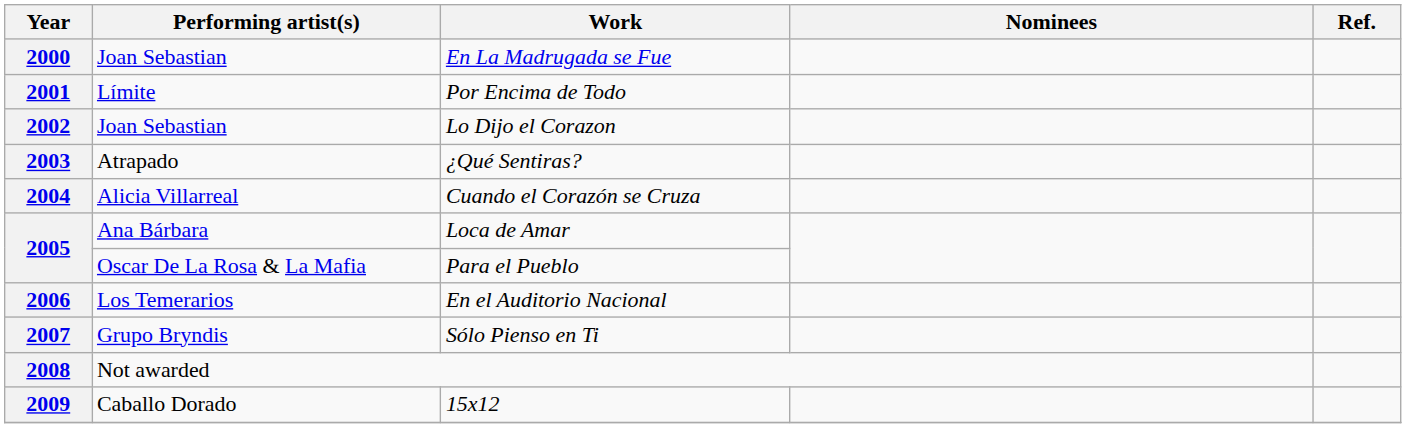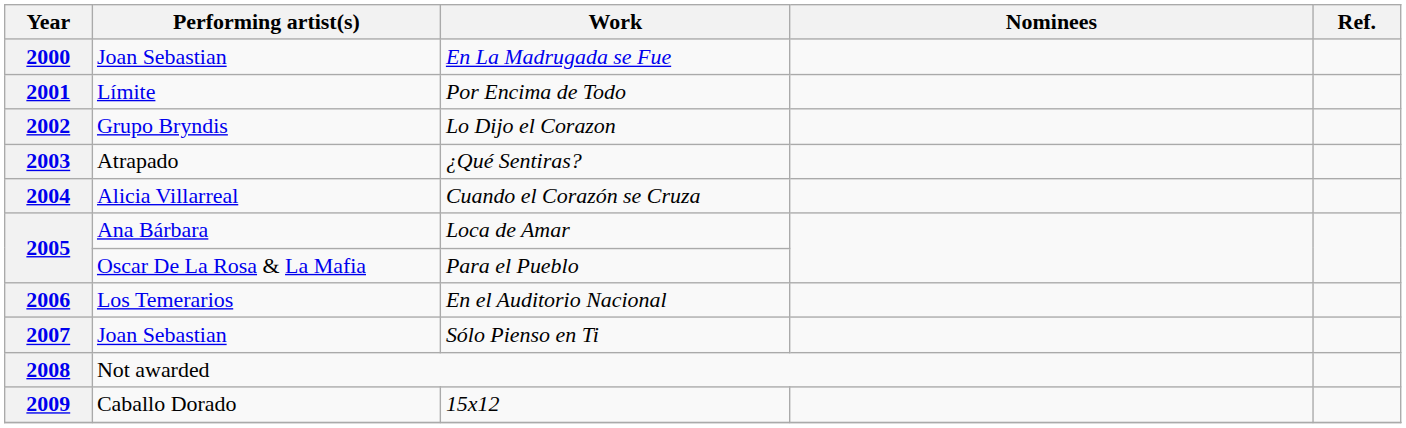(162, 126) Joan Sebastian -> (162, 126) Grupo Bryndis
(162, 334) Grupo Bryndis -> (162, 334) Joan Sebastian
